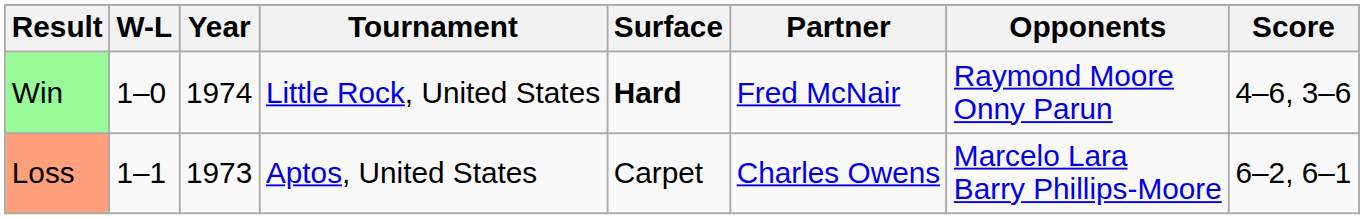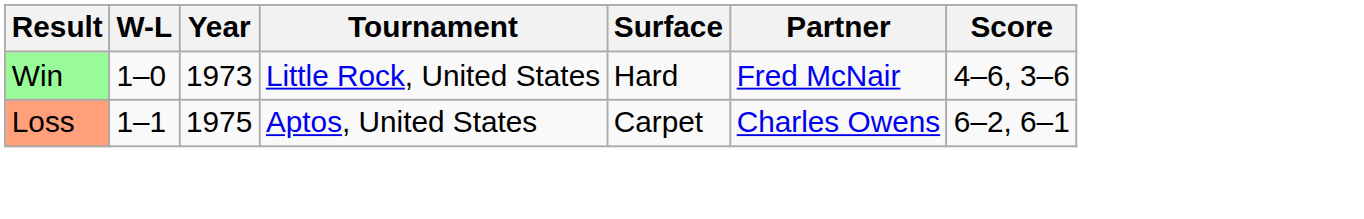- column: (1088, 28)
(219, 92) 1974 -> (219, 75) 1973
(648, 92) bold -> (646, 75) normal
(219, 172) 1973 -> (219, 122) 1975
